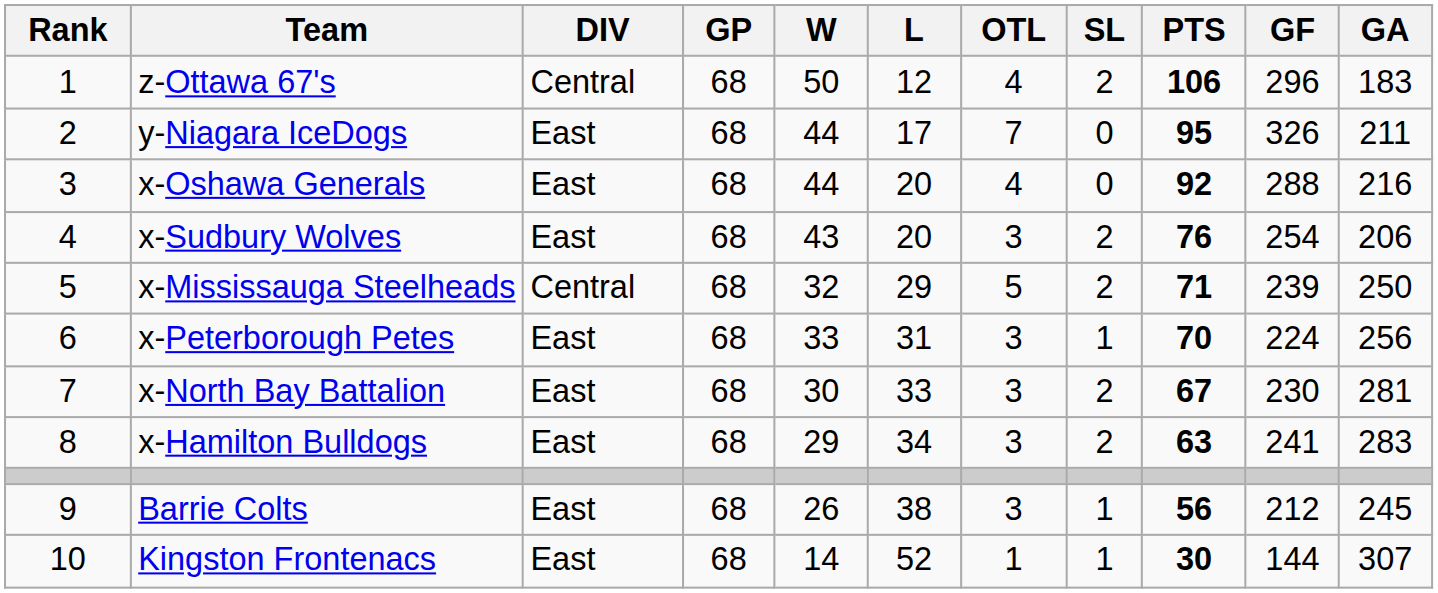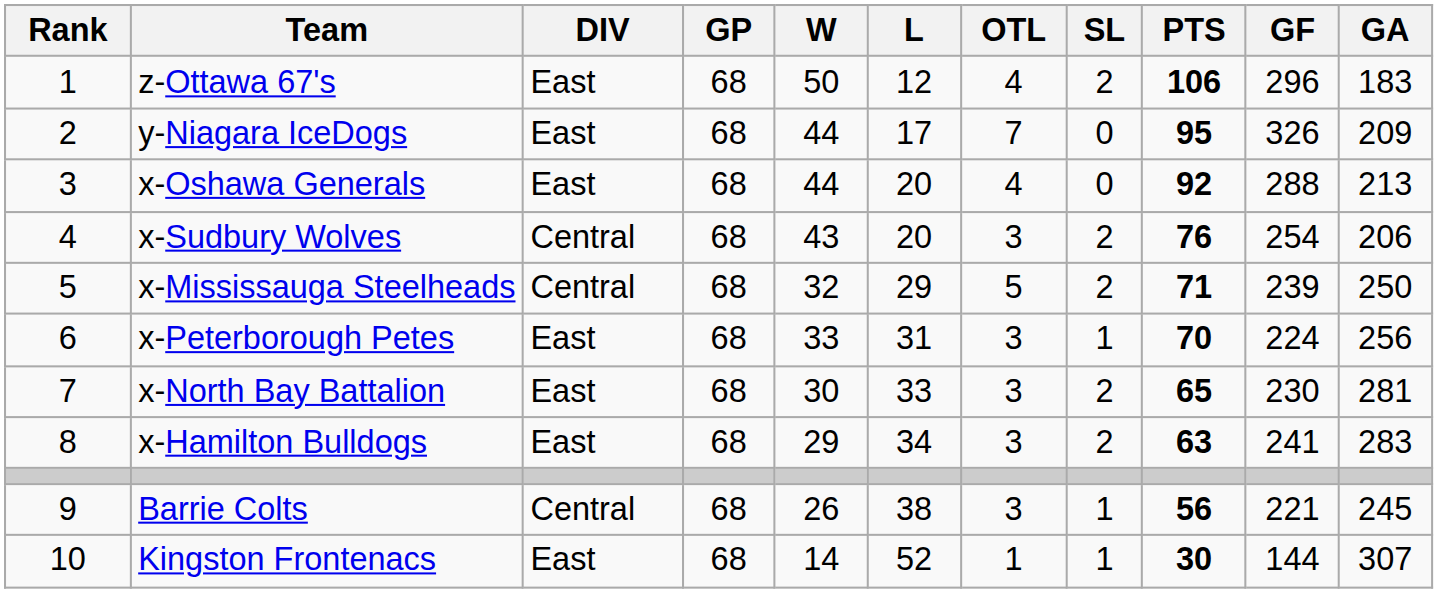(583, 81) Central -> (563, 81) East
(1385, 133) 211 -> (1385, 133) 209
(1385, 184) 216 -> (1385, 184) 213
(563, 236) East -> (583, 236) Central
(1194, 390) 67 -> (1194, 390) 65
(563, 508) East -> (583, 508) Central
(1292, 508) 212 -> (1292, 508) 221
